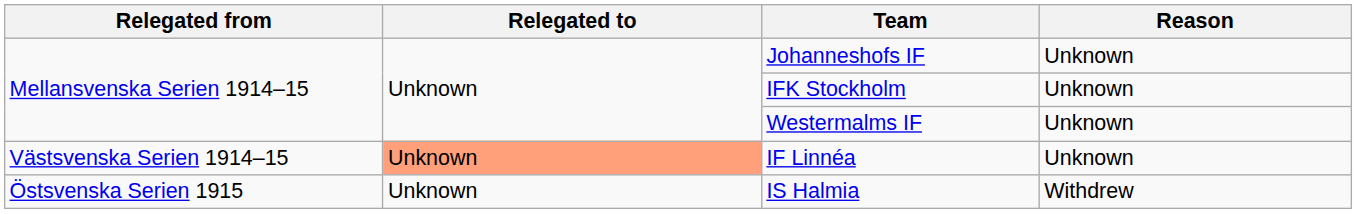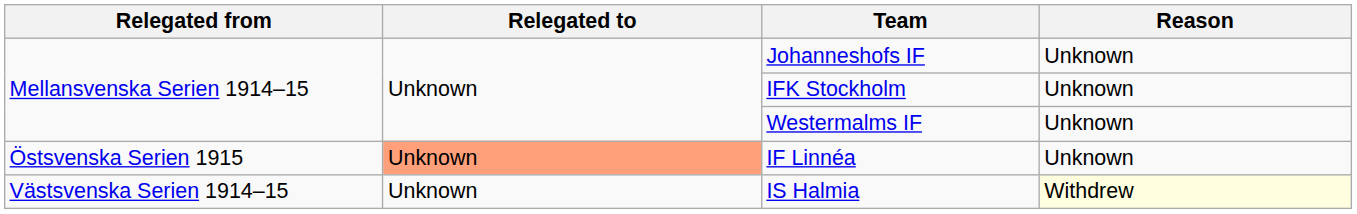(149, 157) Västsvenska Serien 1914–15 -> (126, 157) Östsvenska Serien 1915
(126, 191) Östsvenska Serien 1915 -> (149, 191) Västsvenska Serien 1914–15
(1089, 191) no background -> (1089, 191) lightyellow background
